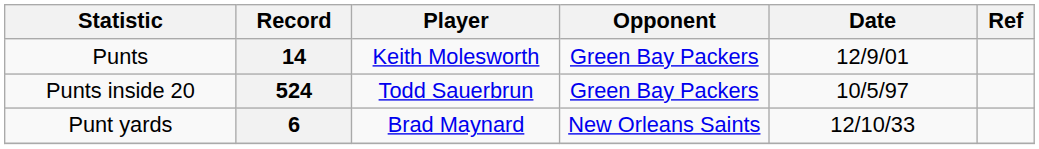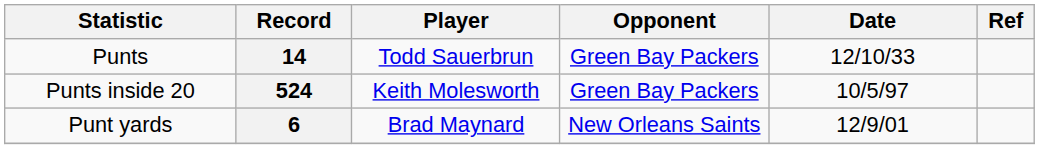(456, 56) Keith Molesworth -> (456, 56) Todd Sauerbrun
(873, 56) 12/9/01 -> (873, 56) 12/10/33
(456, 90) Todd Sauerbrun -> (456, 90) Keith Molesworth
(873, 125) 12/10/33 -> (873, 125) 12/9/01
